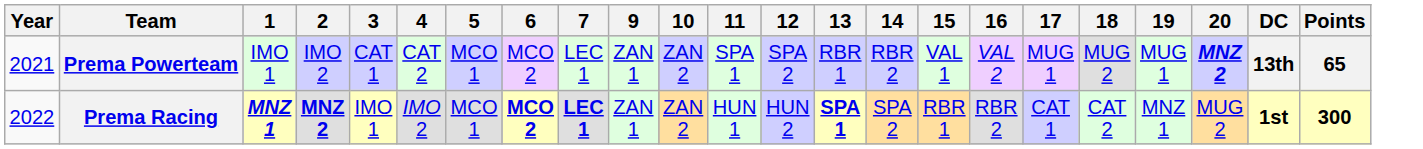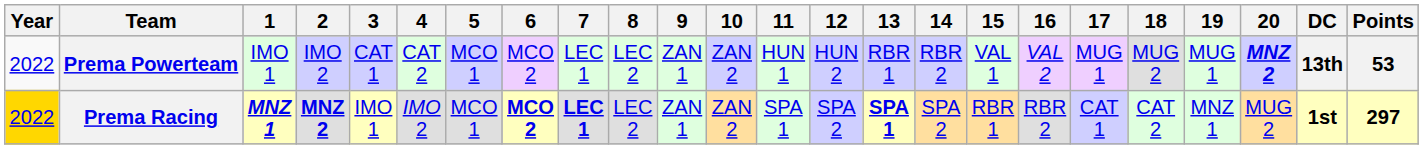+ column: (633, 20)
(32, 63) 2021 -> (32, 63) 2022
(735, 63) SPA 1 -> (783, 63) HUN 1
(788, 63) SPA 2 -> (836, 63) HUN 2
(1335, 63) 65 -> (1383, 63) 53
(32, 117) no background -> (32, 117) gold background
(735, 117) HUN 1 -> (783, 117) SPA 1
(788, 117) HUN 2 -> (836, 117) SPA 2
(1335, 117) 300 -> (1383, 117) 297
